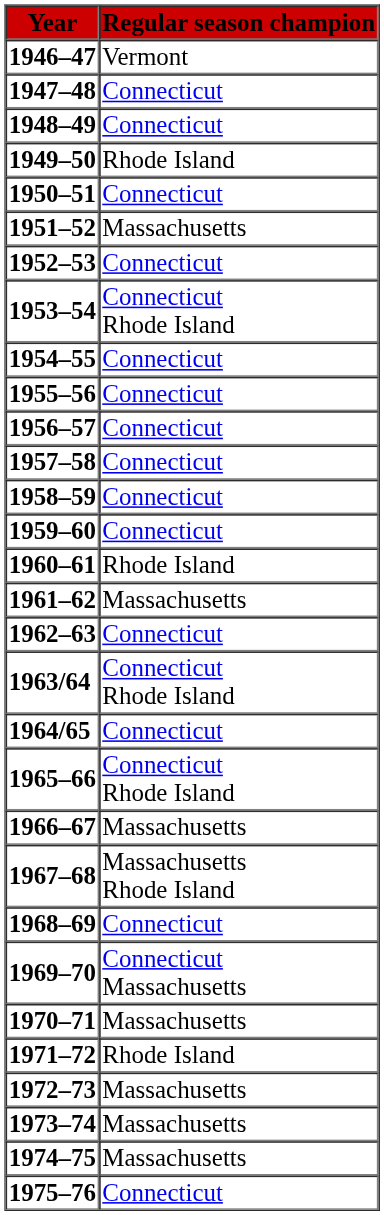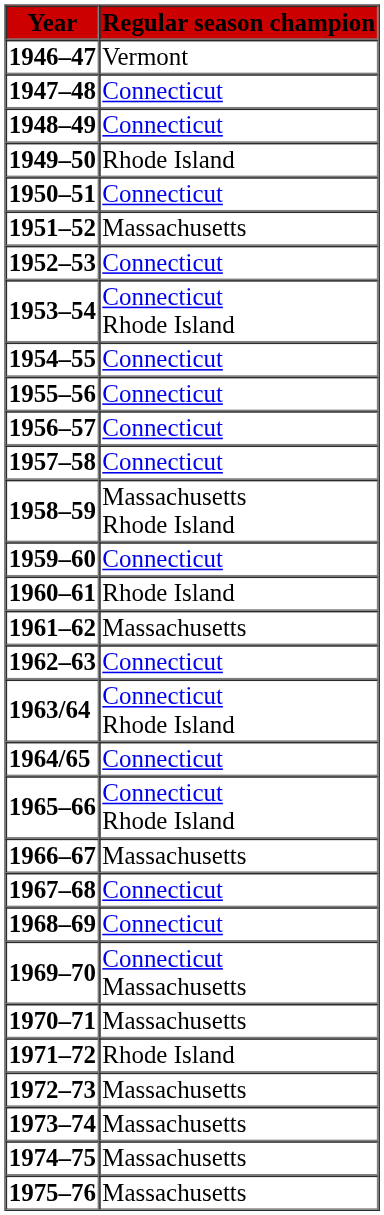(163, 496) Connecticut -> (174, 510) Massachusetts Rhode Island
(174, 875) Massachusetts Rhode Island -> (163, 889) Connecticut
(163, 1192) Connecticut -> (174, 1192) Massachusetts
